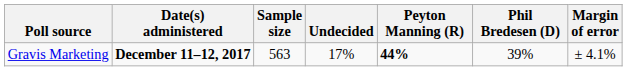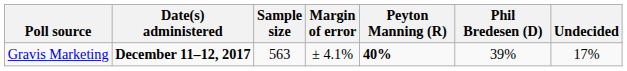columns swapped: (595, 23) <-> (341, 31)
(394, 54) 44% -> (377, 54) 40%
